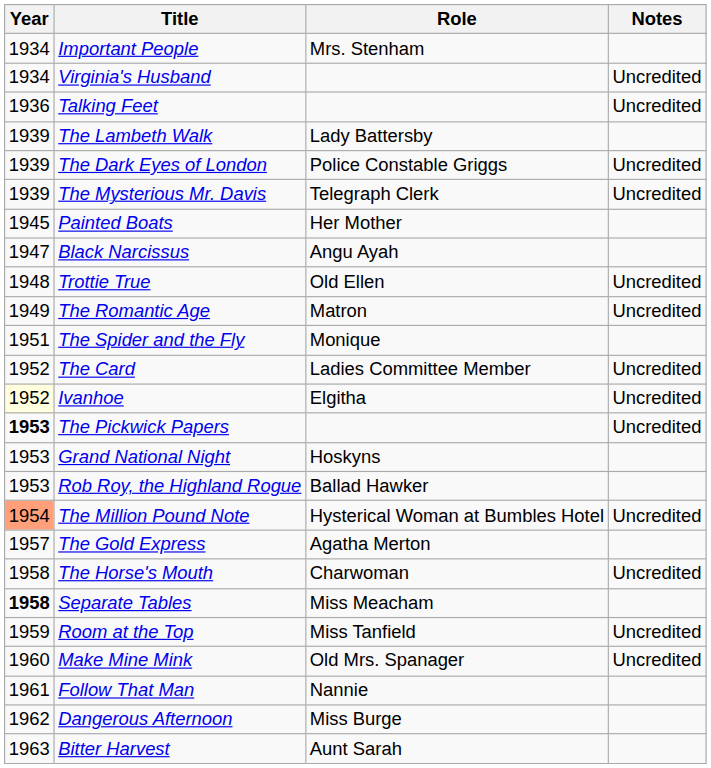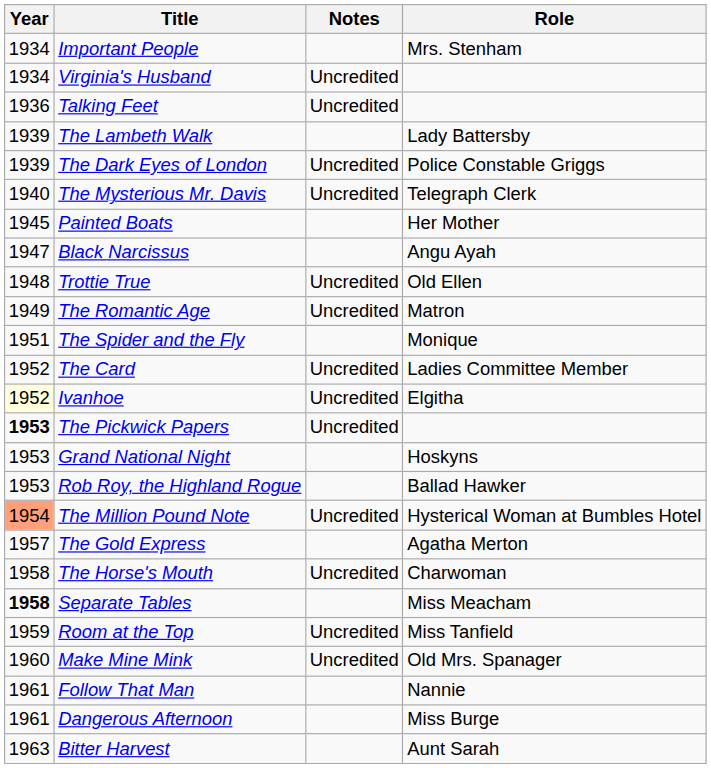columns swapped: (457, 19) <-> (657, 19)
(29, 194) 1939 -> (29, 194) 1940
(29, 719) 1962 -> (29, 719) 1961
